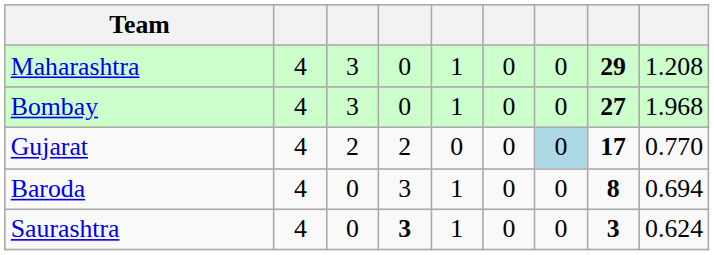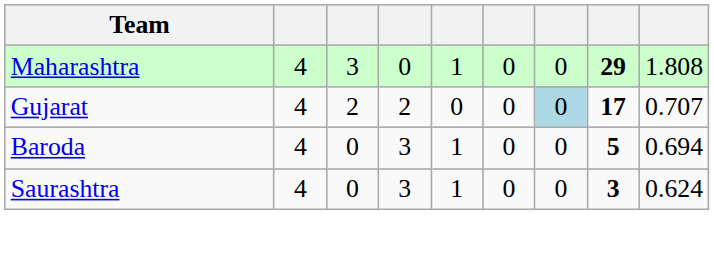(674, 65) 1.208 -> (674, 65) 1.808
- row: (54, 106)
(674, 147) 0.770 -> (674, 106) 0.707
(613, 188) 8 -> (613, 147) 5
(405, 229) bold -> (405, 188) normal
